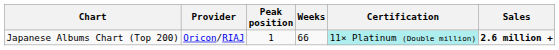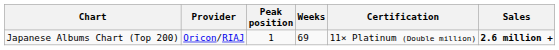(303, 38) 66 -> (303, 38) 69
(403, 38) paleturquoise background -> (403, 38) no background
